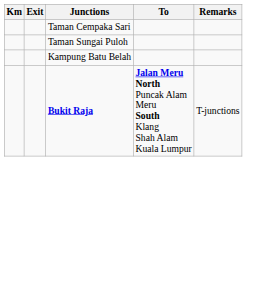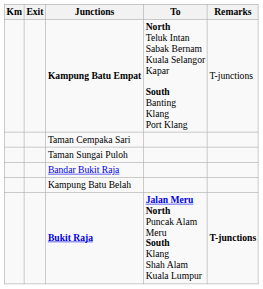+ row: (95, 75)
+ row: (84, 170)
(218, 110) normal -> (233, 238) bold
